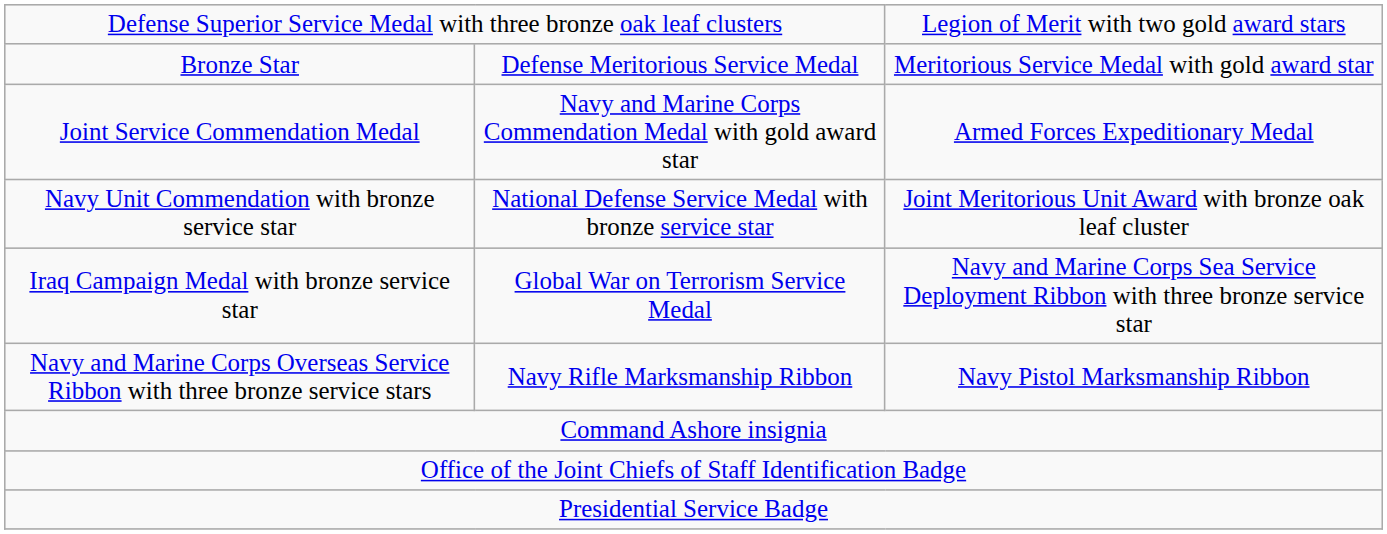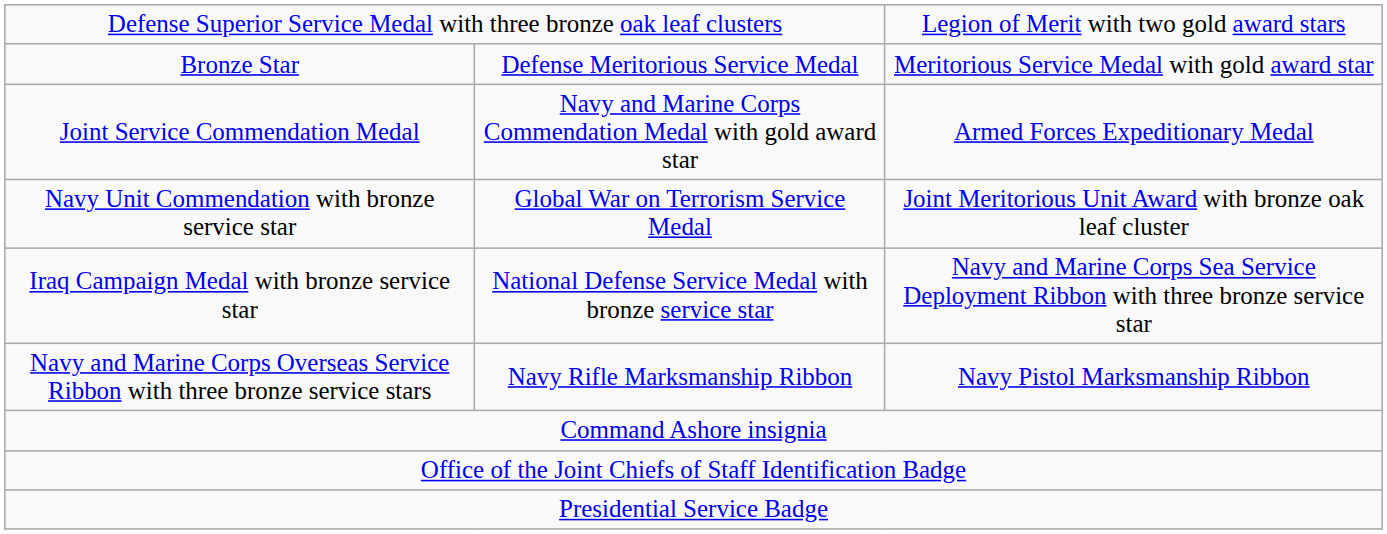(680, 213) National Defense Service Medal with bronze service star -> (680, 213) Global War on Terrorism Service Medal
(680, 294) Global War on Terrorism Service Medal -> (680, 294) National Defense Service Medal with bronze service star
